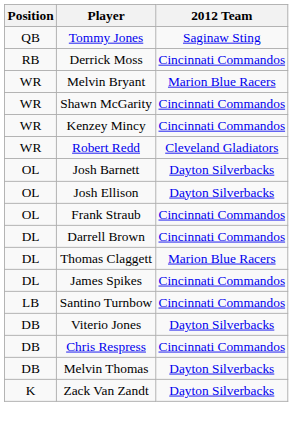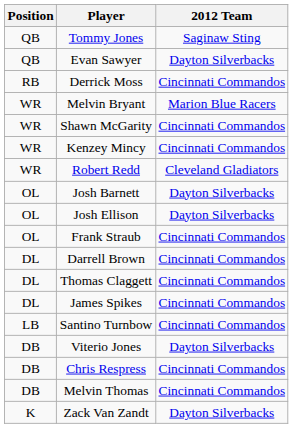+ row: (106, 59)
(222, 258) Marion Blue Racers -> (222, 280) Cincinnati Commandos
(222, 368) Dayton Silverbacks -> (222, 390) Cincinnati Commandos
